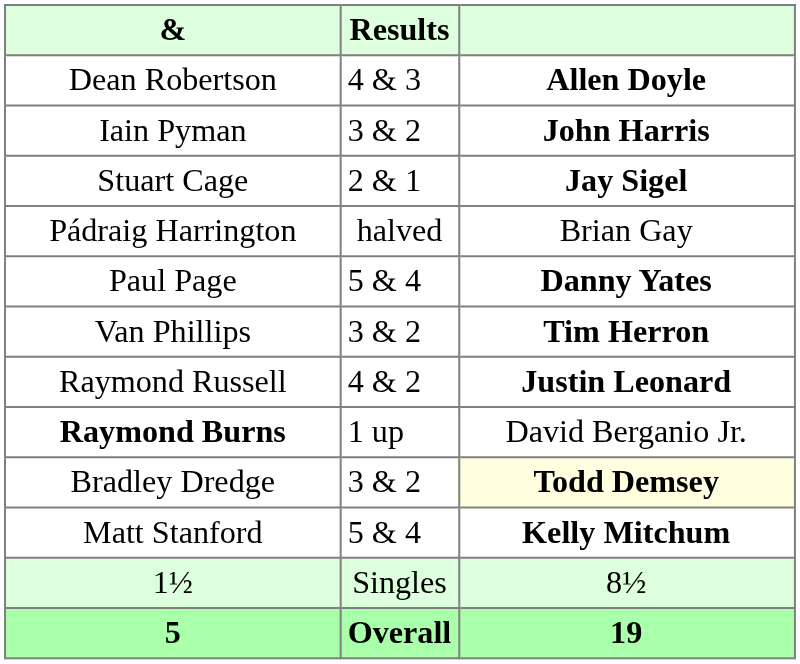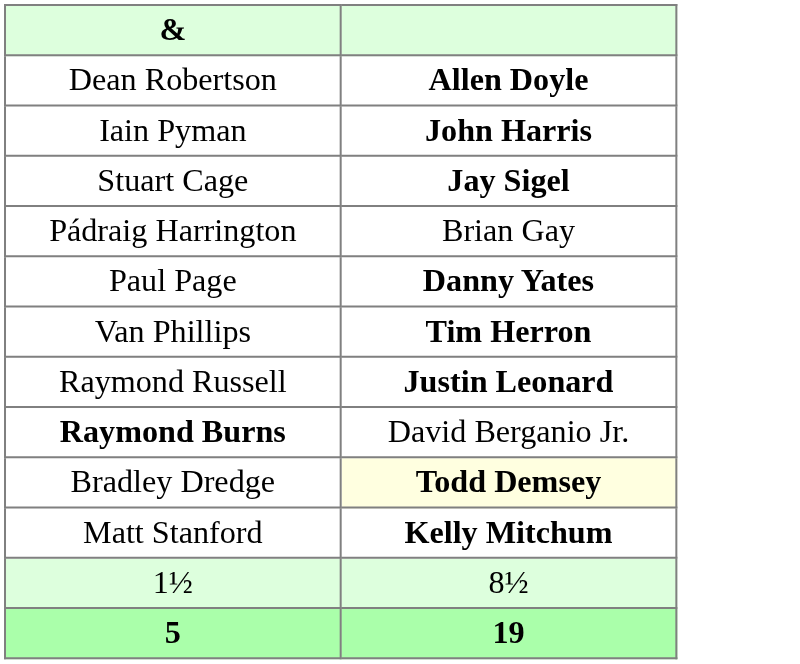- column: (399, 29)
